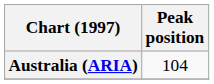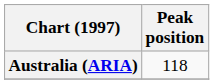(175, 65) 104 -> (175, 65) 118
